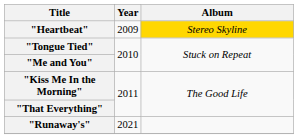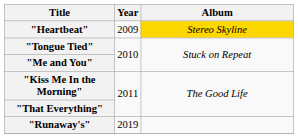(128, 125) 2021 -> (128, 125) 2019
